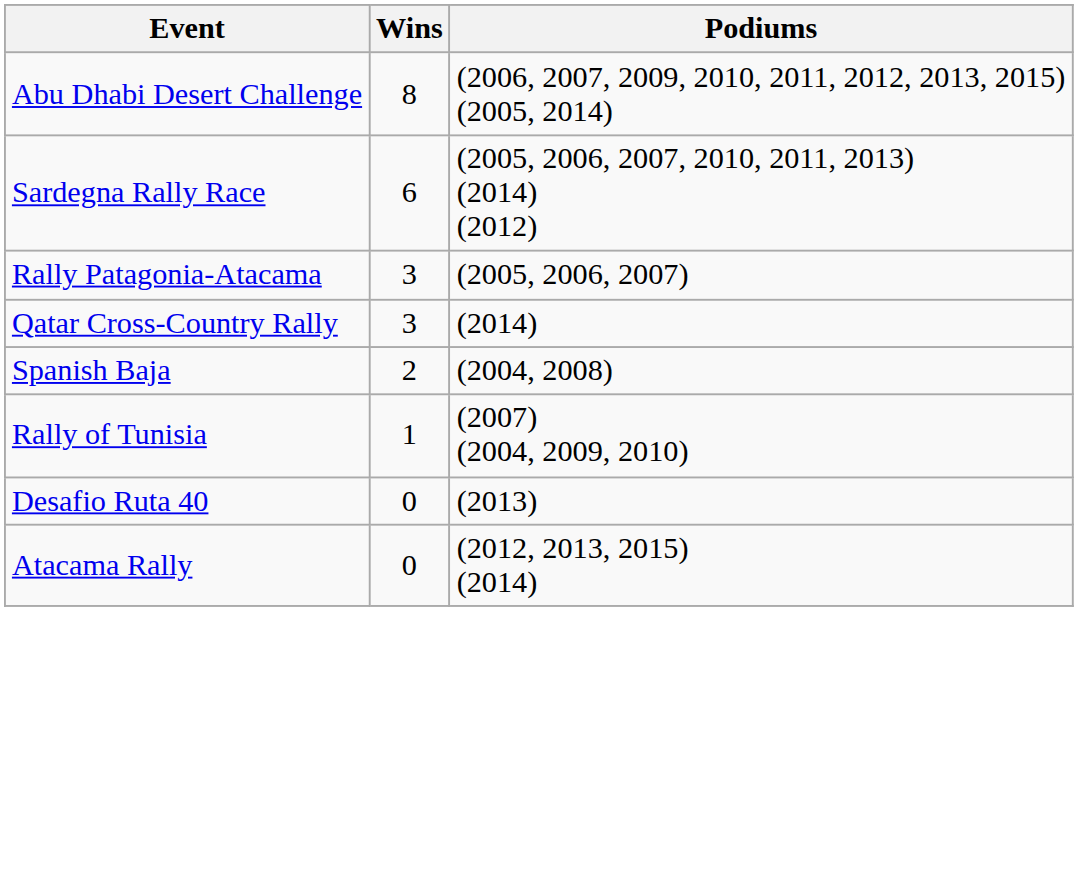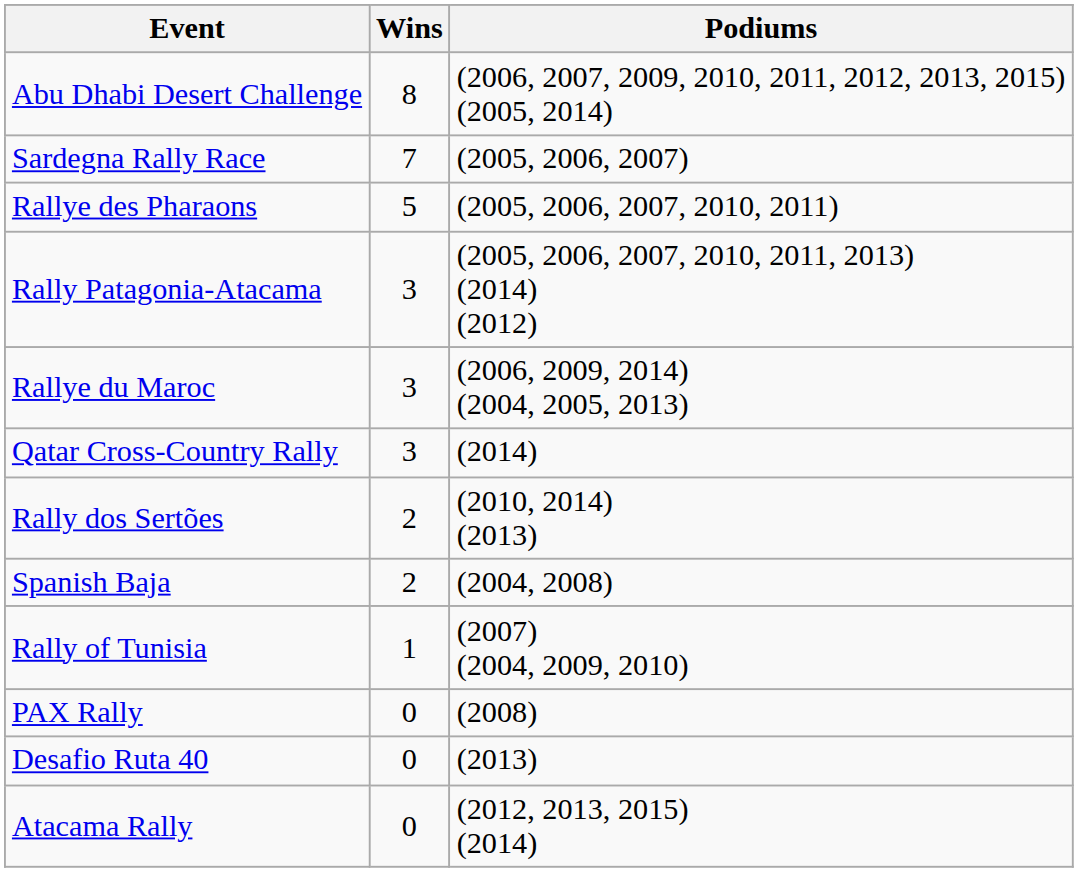(409, 192) 6 -> (409, 158) 7
(685, 192) (2005, 2006, 2007, 2010, 2011, 2013) (2014) (2012) -> (573, 158) (2005, 2006, 2007)
+ row: (135, 206)
(573, 274) (2005, 2006, 2007) -> (685, 288) (2005, 2006, 2007, 2010, 2011, 2013) (2014) (2012)
+ row: (114, 387)
+ row: (118, 517)
+ row: (77, 712)
